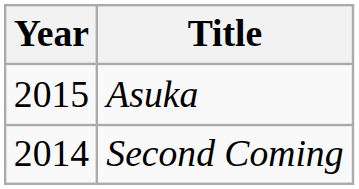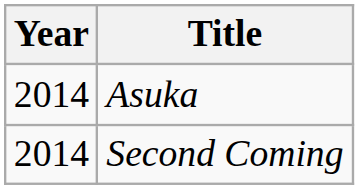(51, 93) 2015 -> (51, 93) 2014
